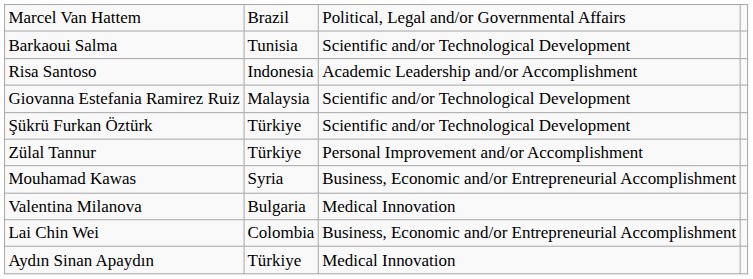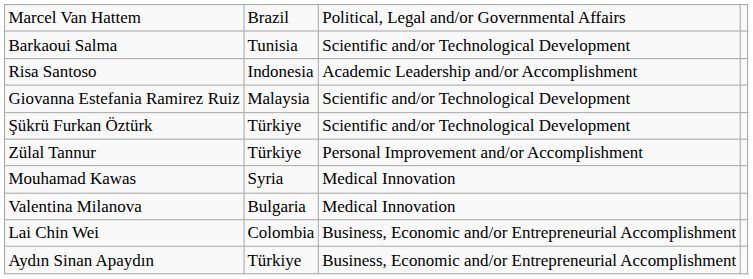(529, 179) Business, Economic and/or Entrepreneurial Accomplishment -> (389, 179) Medical Innovation
(389, 260) Medical Innovation -> (529, 260) Business, Economic and/or Entrepreneurial Accomplishment
